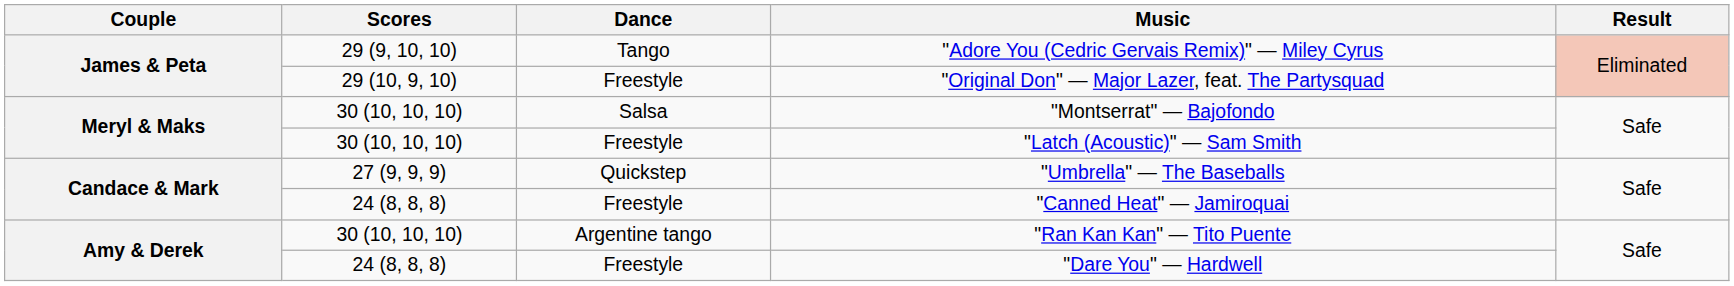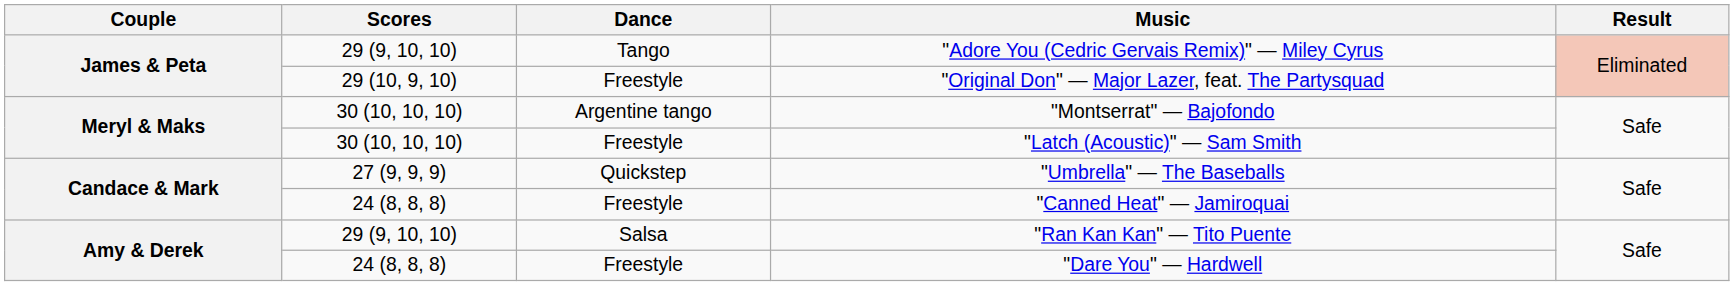(643, 111) Salsa -> (643, 111) Argentine tango
(399, 234) 30 (10, 10, 10) -> (399, 234) 29 (9, 10, 10)
(643, 234) Argentine tango -> (643, 234) Salsa
